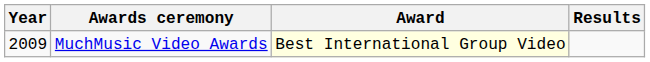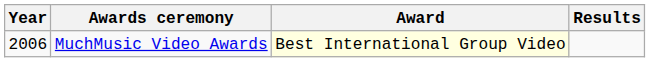(28, 44) 2009 -> (28, 44) 2006
